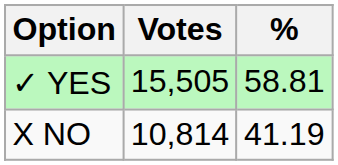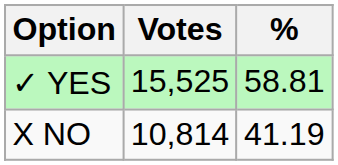(180, 82) 15,505 -> (180, 82) 15,525
